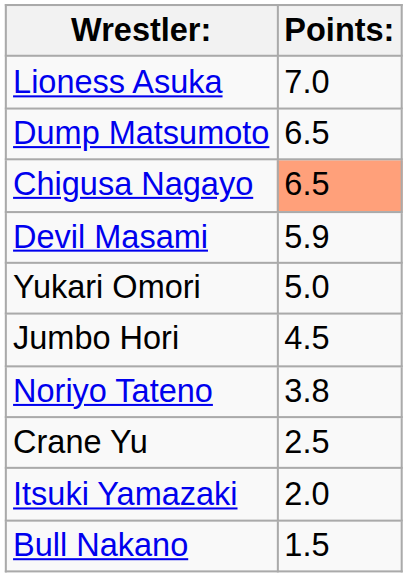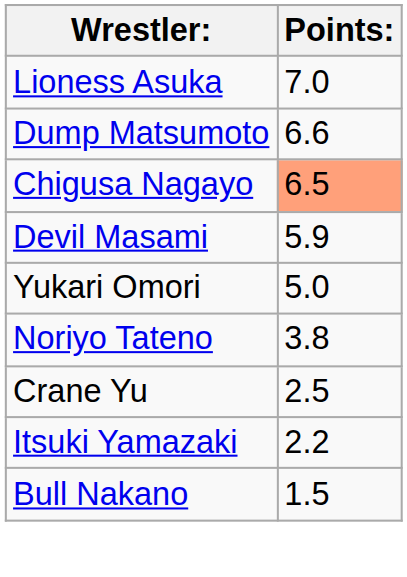(307, 133) 6.5 -> (307, 133) 6.6
- row: (96, 339)
(307, 493) 2.0 -> (307, 442) 2.2
